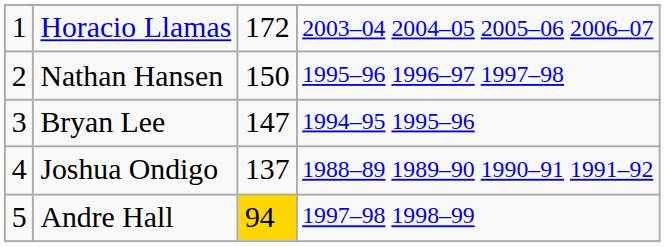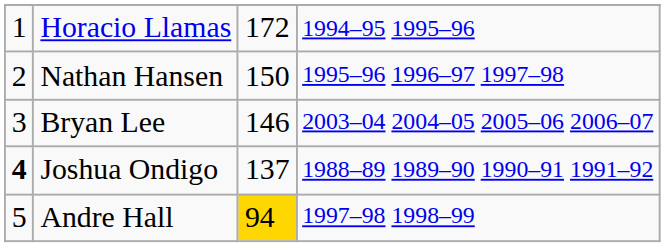(478, 28) 2003–04 2004–05 2005–06 2006–07 -> (388, 28) 1994–95 1995–96
(267, 122) 147 -> (267, 122) 146
(388, 122) 1994–95 1995–96 -> (478, 122) 2003–04 2004–05 2005–06 2006–07
(19, 169) normal -> (19, 169) bold
